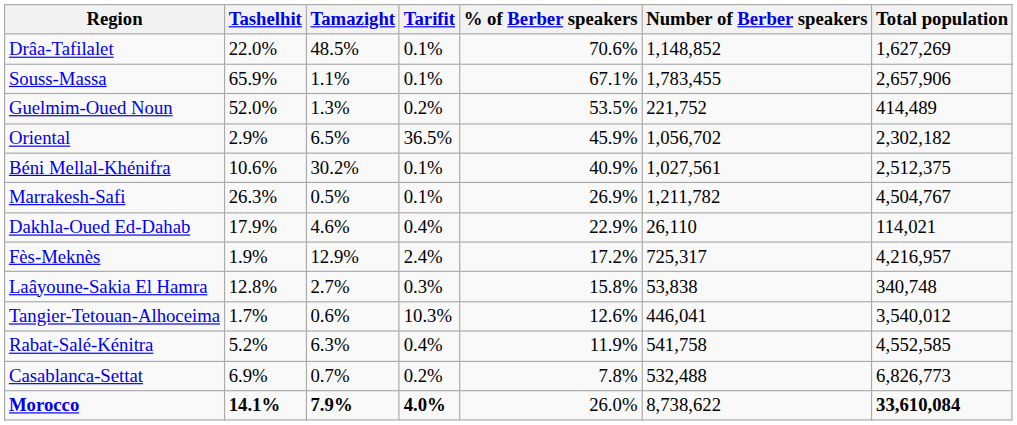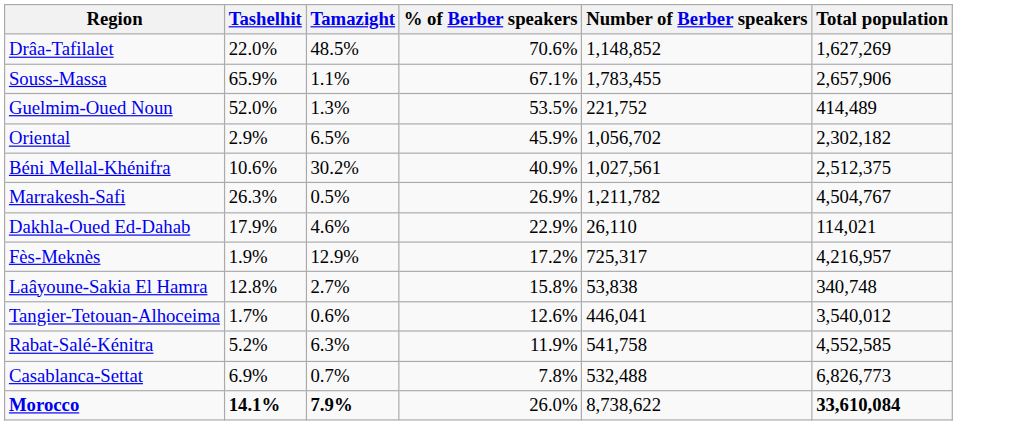- column: (429, 19)
